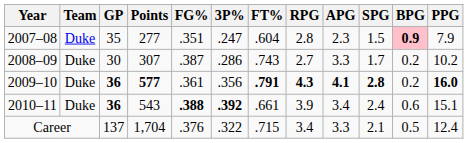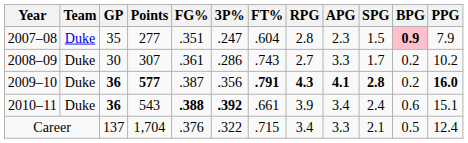(192, 60) .387 -> (192, 60) .361
(192, 82) .361 -> (192, 82) .387
